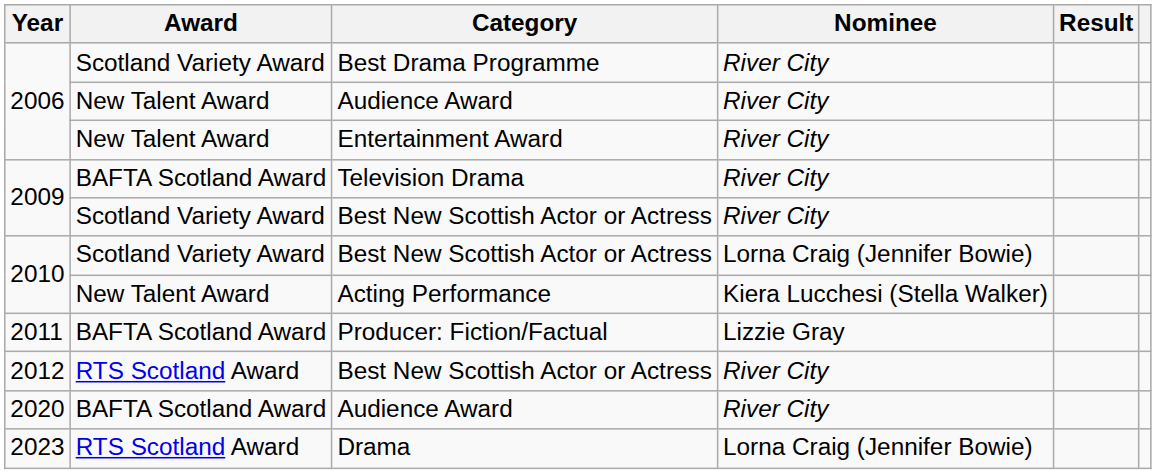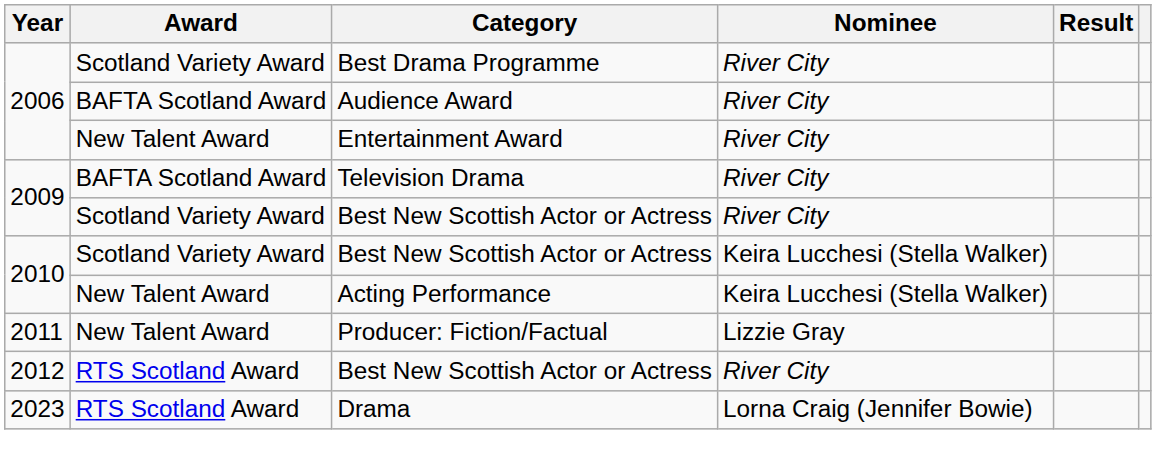(173, 100) New Talent Award -> (201, 100) BAFTA Scotland Award
(878, 255) Lorna Craig (Jennifer Bowie) -> (885, 255) Keira Lucchesi (Stella Walker)
(885, 293) Kiera Lucchesi (Stella Walker) -> (885, 293) Keira Lucchesi (Stella Walker)
(201, 332) BAFTA Scotland Award -> (173, 332) New Talent Award
- row: (37, 409)
